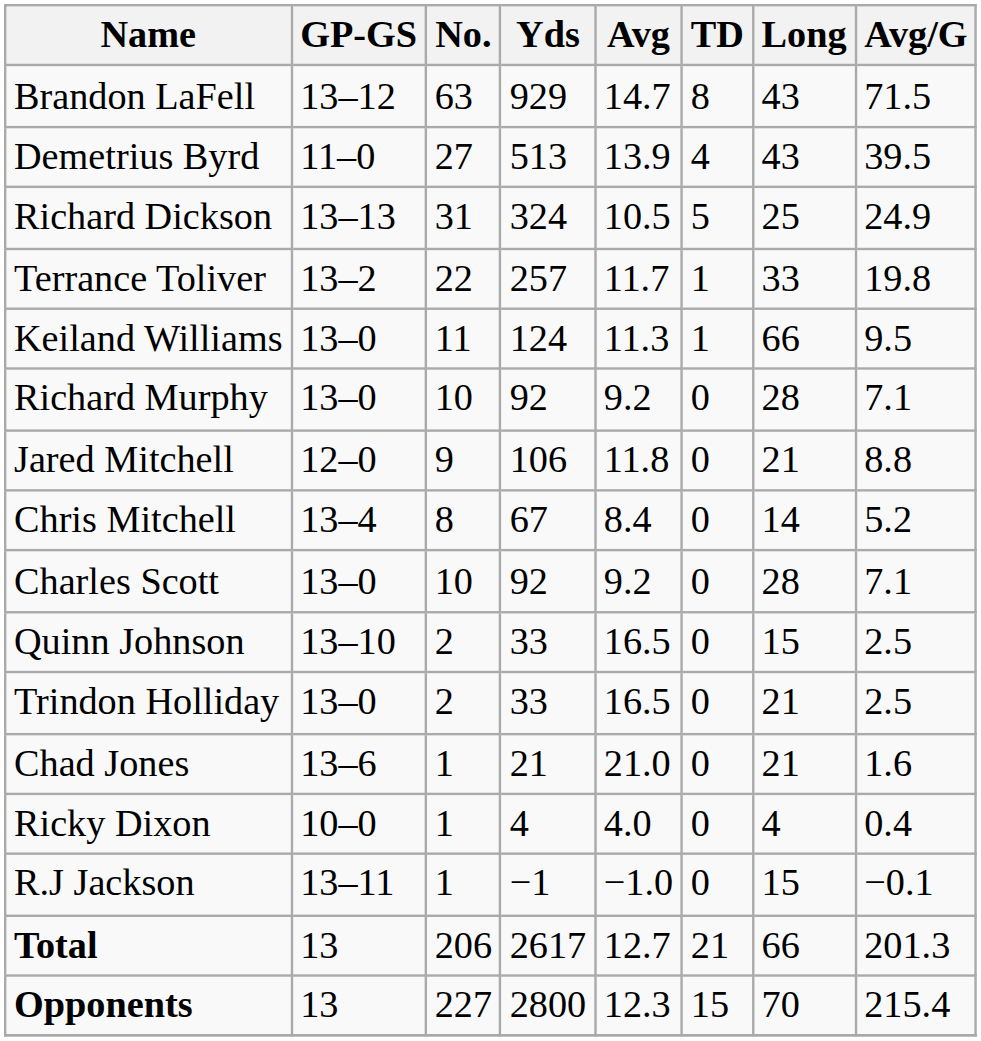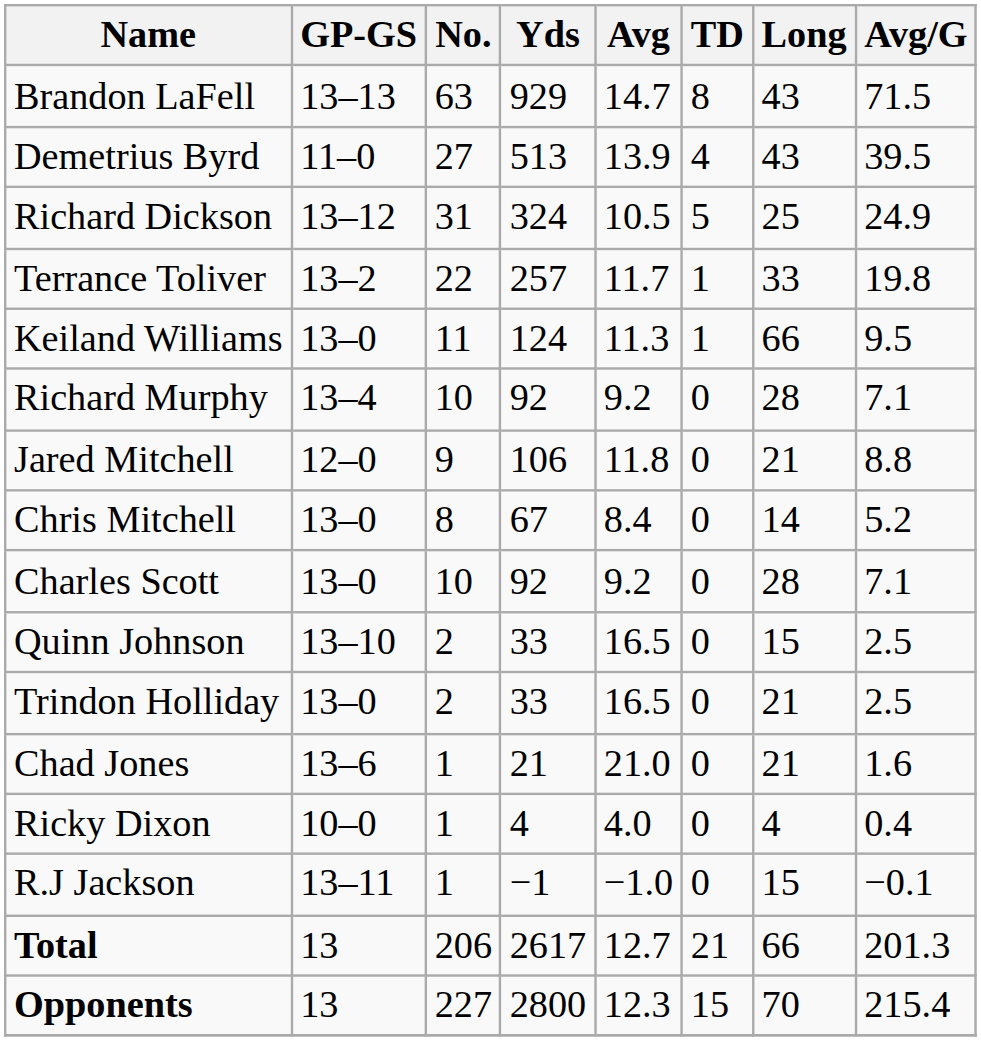(348, 95) 13–12 -> (348, 95) 13–13
(348, 216) 13–13 -> (348, 216) 13–12
(338, 398) 13–0 -> (338, 398) 13–4
(338, 519) 13–4 -> (338, 519) 13–0
